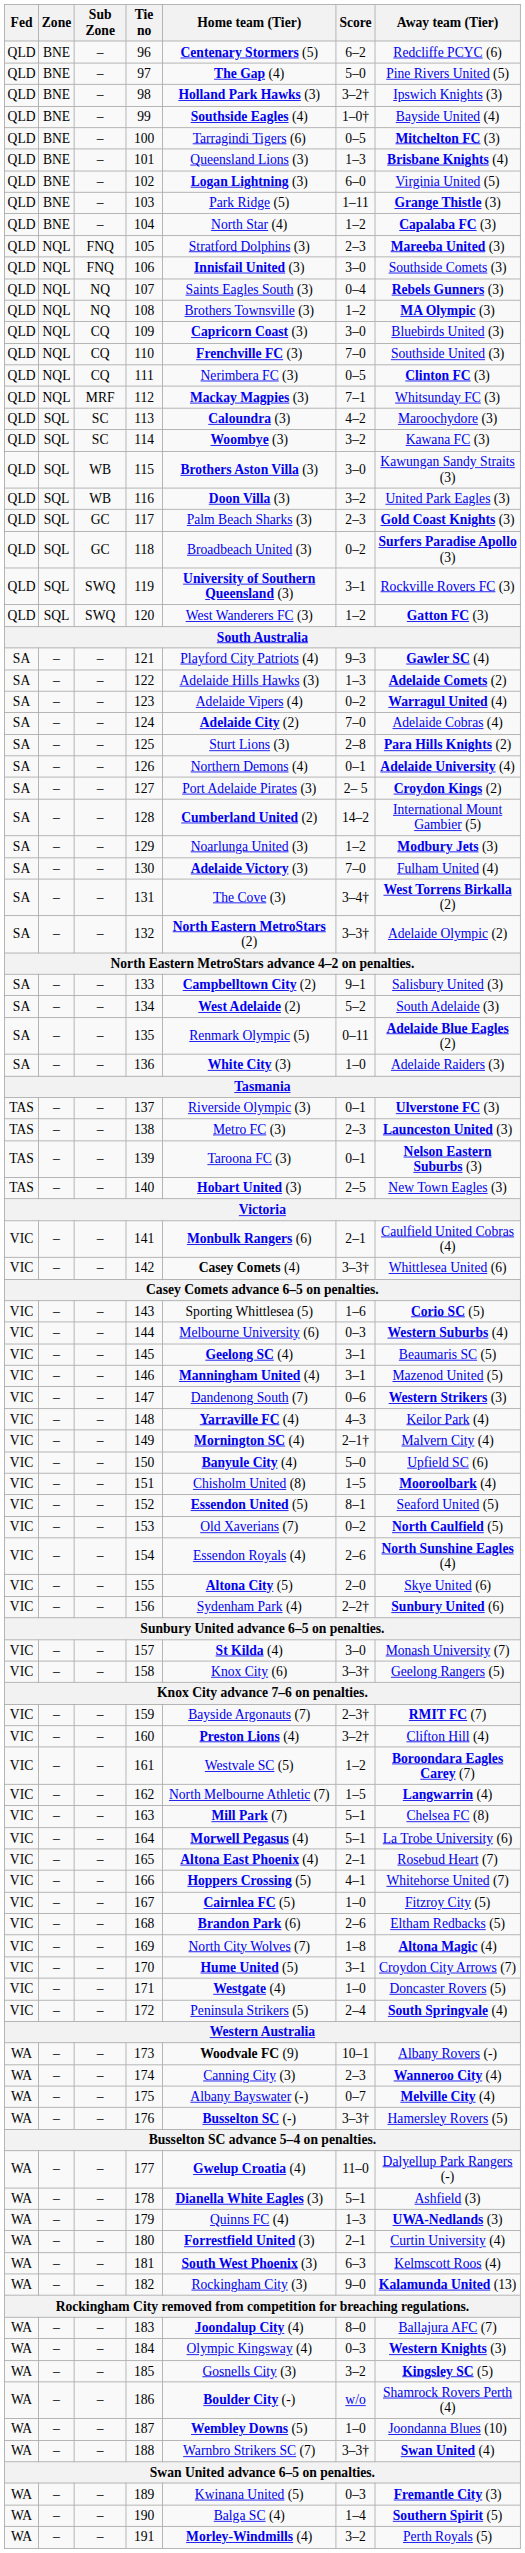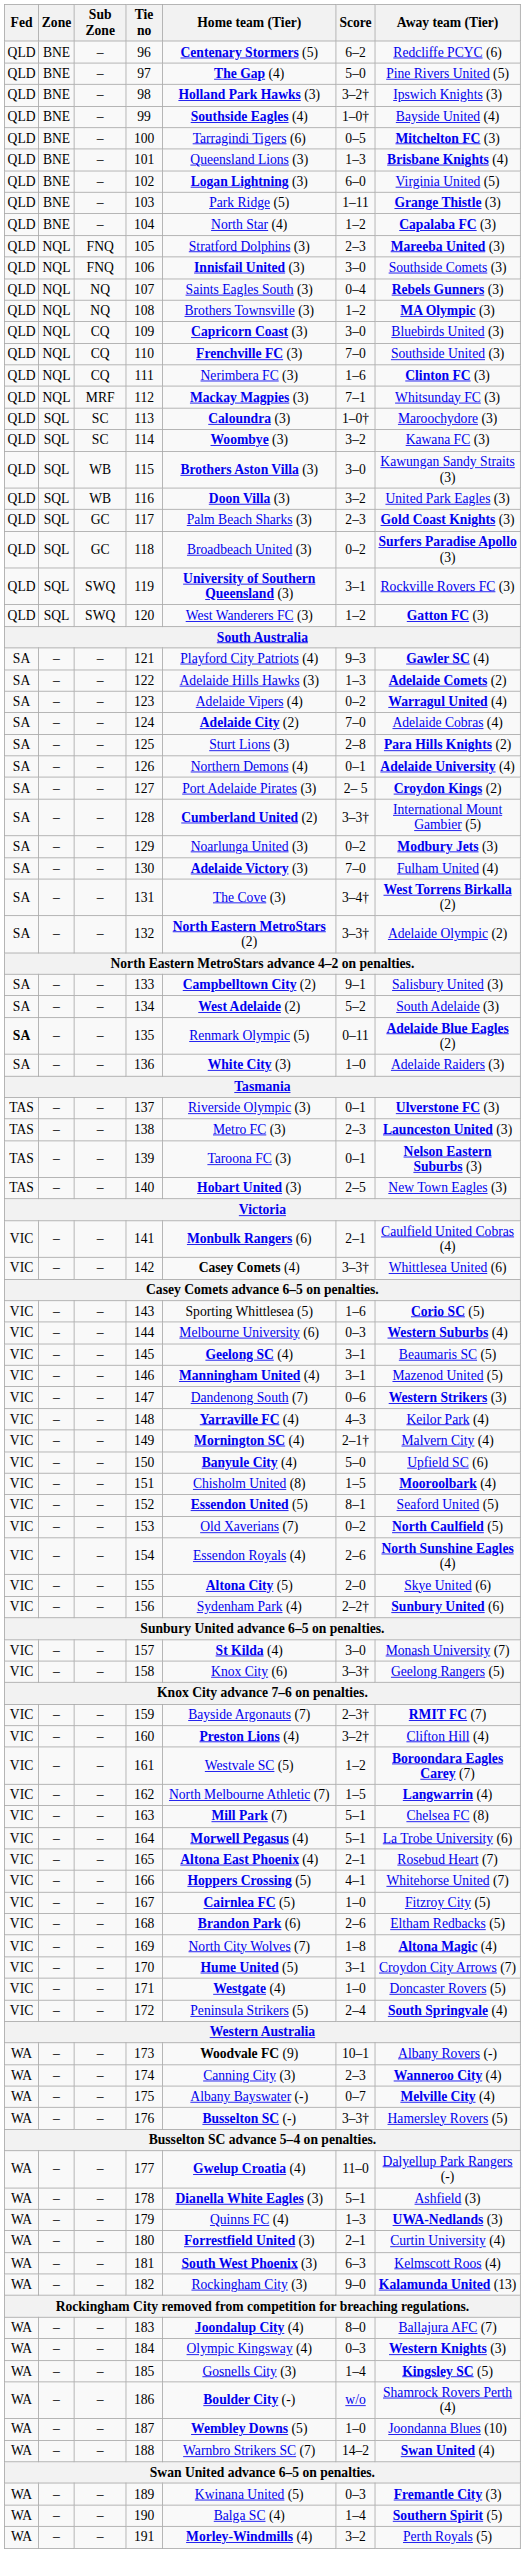(356, 375) 0–5 -> (356, 375) 1–6
(356, 418) 4–2 -> (356, 418) 1–0†
(356, 817) 14–2 -> (356, 817) 3–3†
(356, 846) 1–2 -> (356, 846) 0–2
(22, 1035) normal -> (22, 1035) bold
(356, 2371) 3–2 -> (356, 2371) 1–4
(356, 2451) 3–3† -> (356, 2451) 14–2
